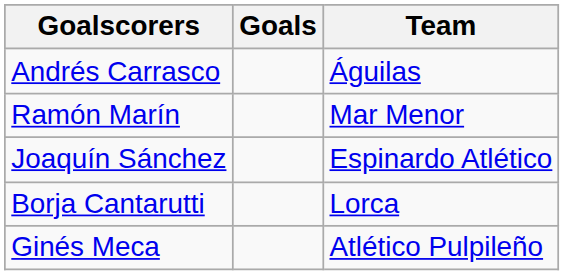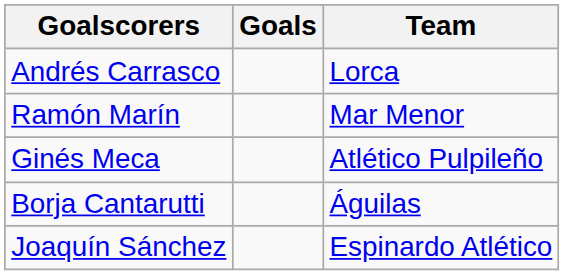(375, 70) Águilas -> (364, 70) Lorca
rows swapped: (119, 159) <-> (86, 247)
(364, 203) Lorca -> (375, 203) Águilas
